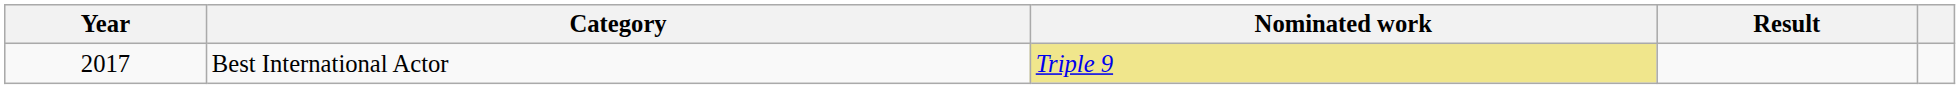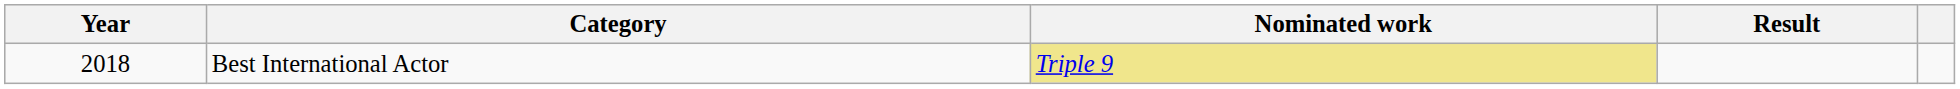(105, 63) 2017 -> (105, 63) 2018
